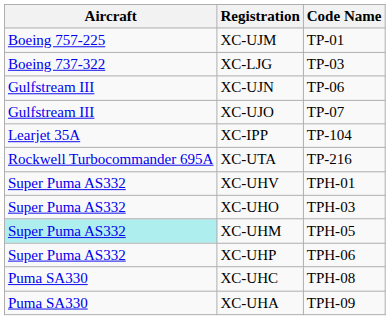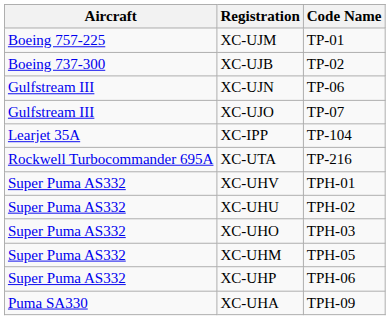+ row: (247, 64)
- row: (246, 64)
+ row: (250, 207)
(67, 231) paleturquoise background -> (67, 254) no background
- row: (249, 278)
